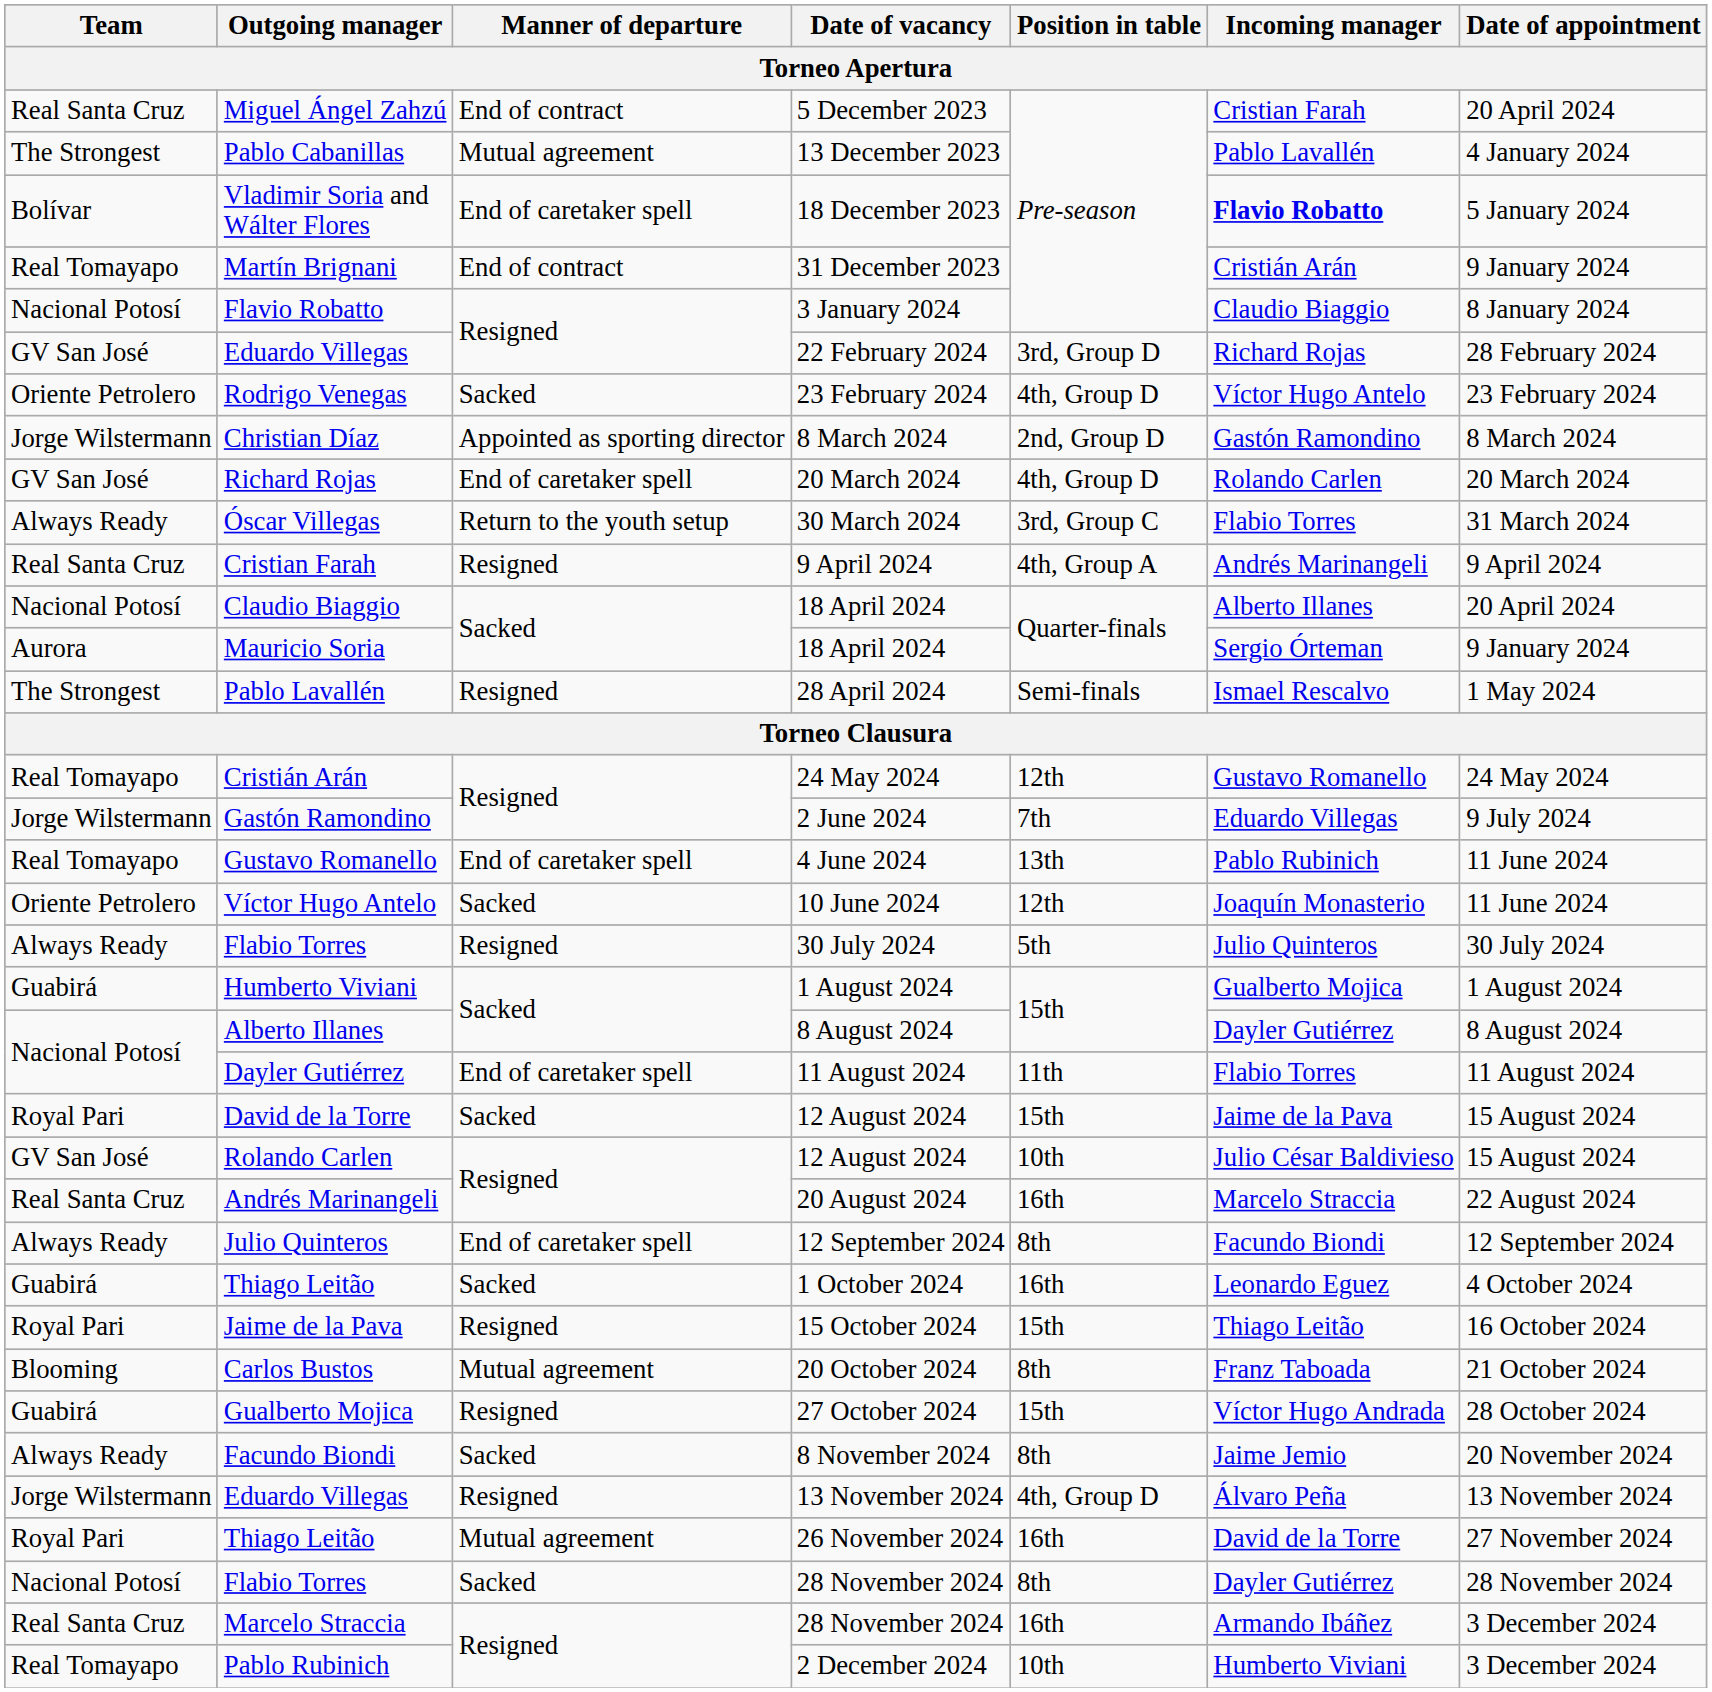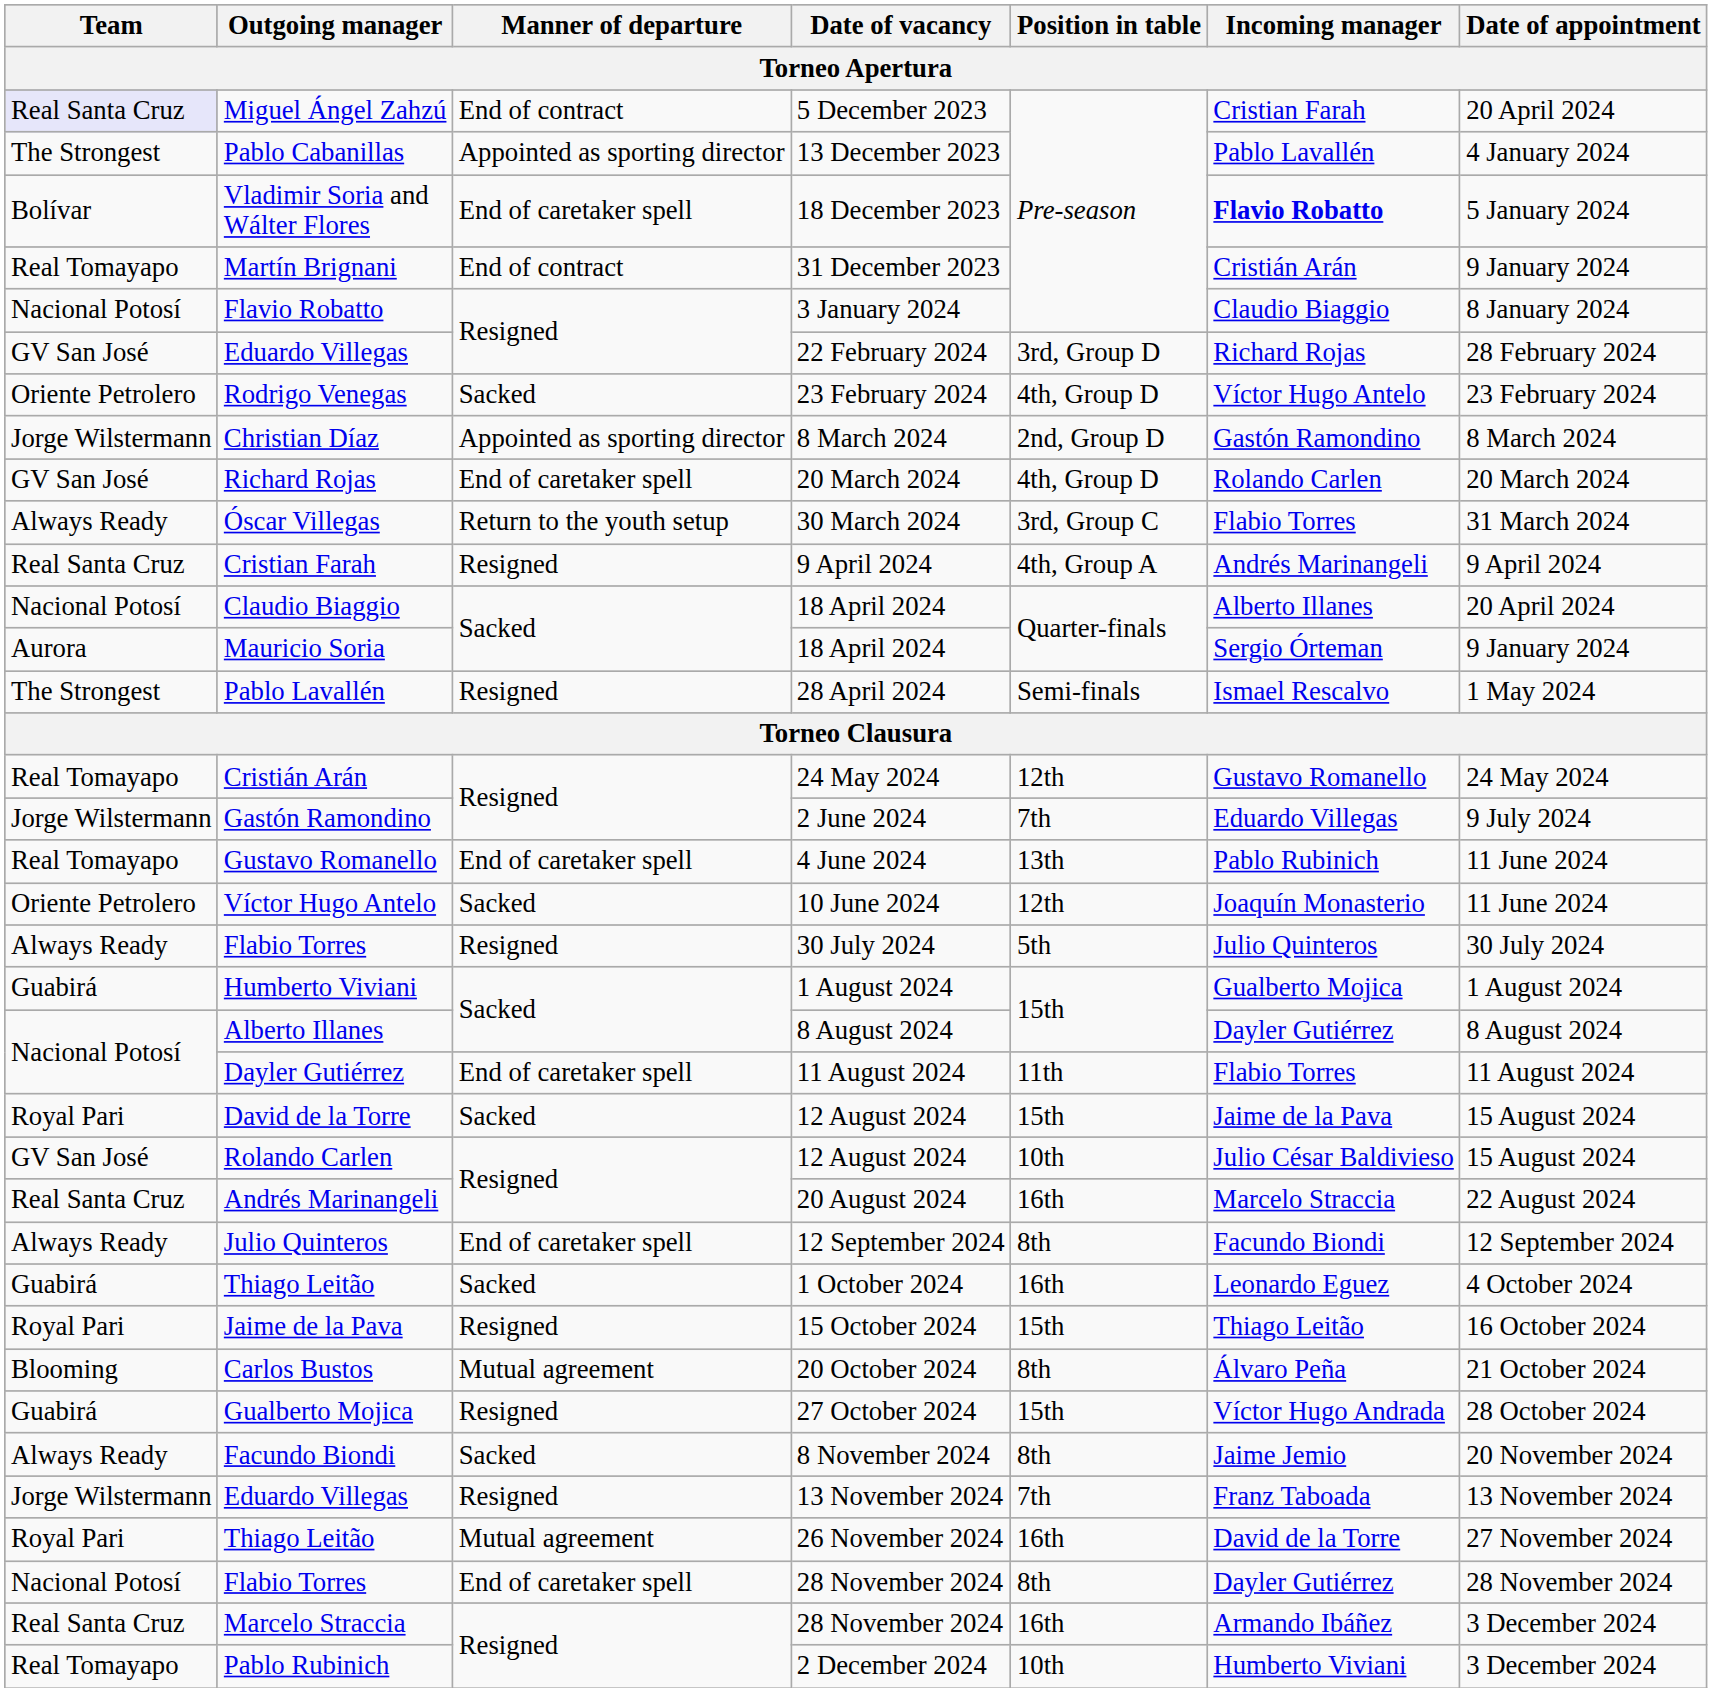(98, 110) no background -> (98, 110) lavender background
(556, 152) Mutual agreement -> (622, 152) Appointed as sporting director
(1292, 1369) Franz Taboada -> (1280, 1369) Álvaro Peña
(1088, 1496) 4th, Group D -> (1034, 1496) 7th
(1280, 1496) Álvaro Peña -> (1292, 1496) Franz Taboada
(497, 1581) Sacked -> (576, 1581) End of caretaker spell
